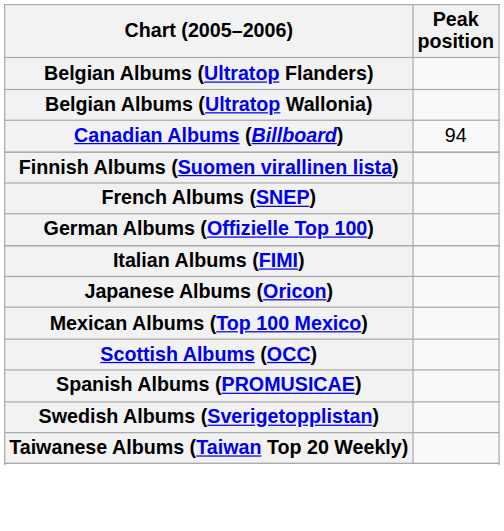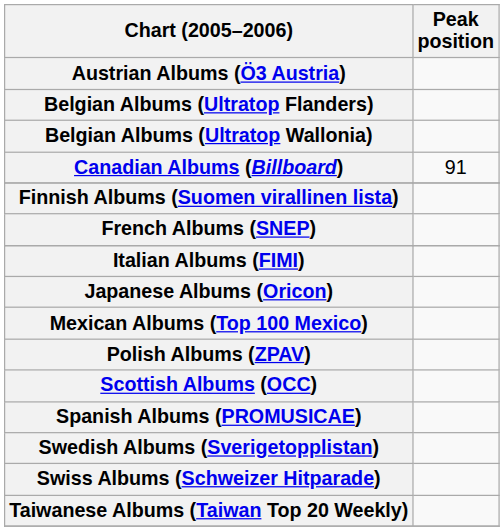+ row: (209, 73)
(456, 135) 94 -> (456, 167) 91
- row: (209, 229)
+ row: (209, 354)
+ row: (209, 479)
